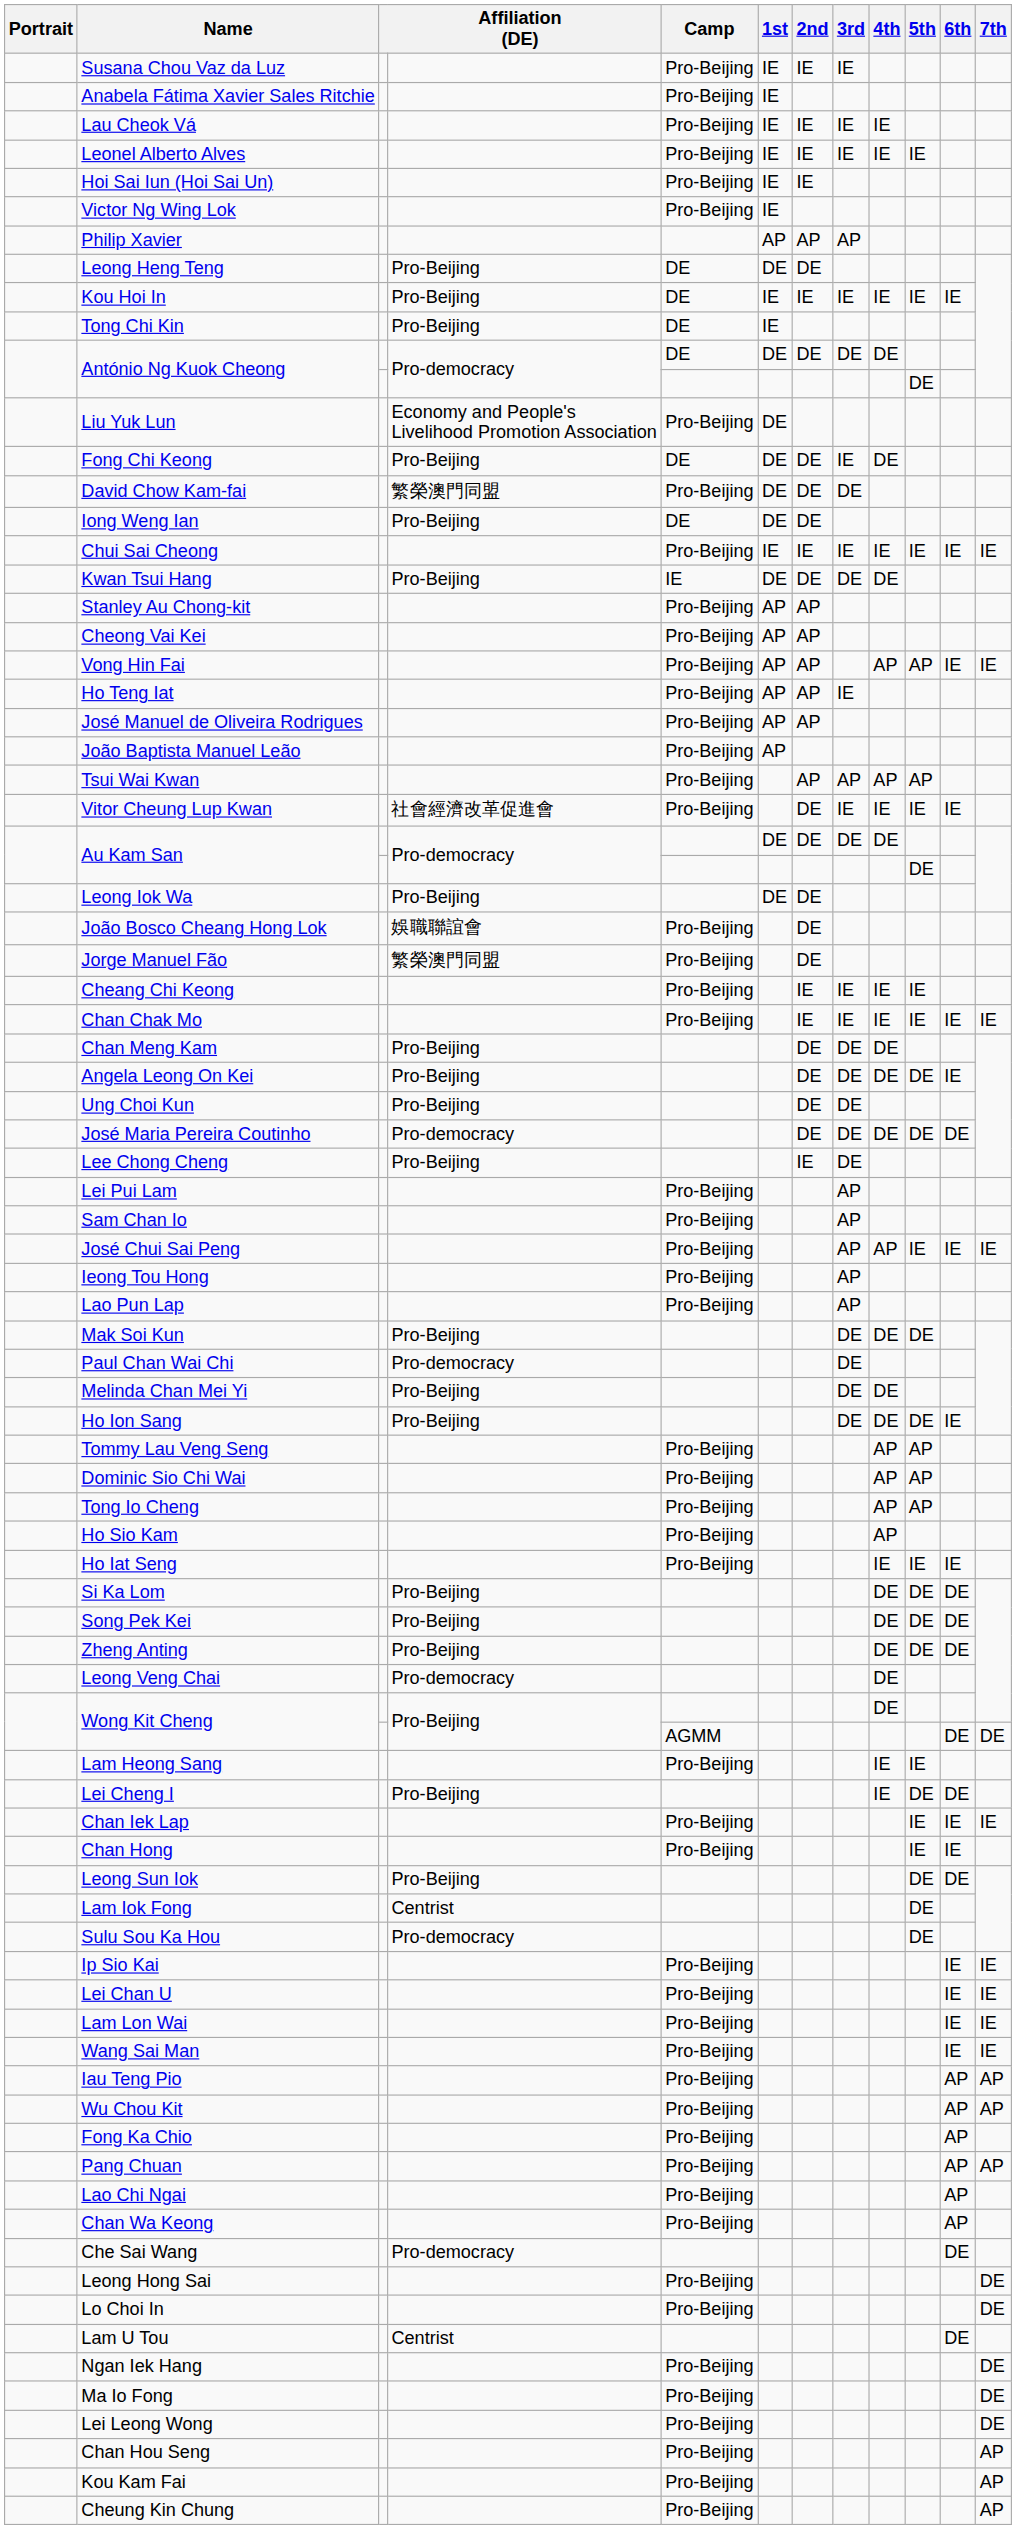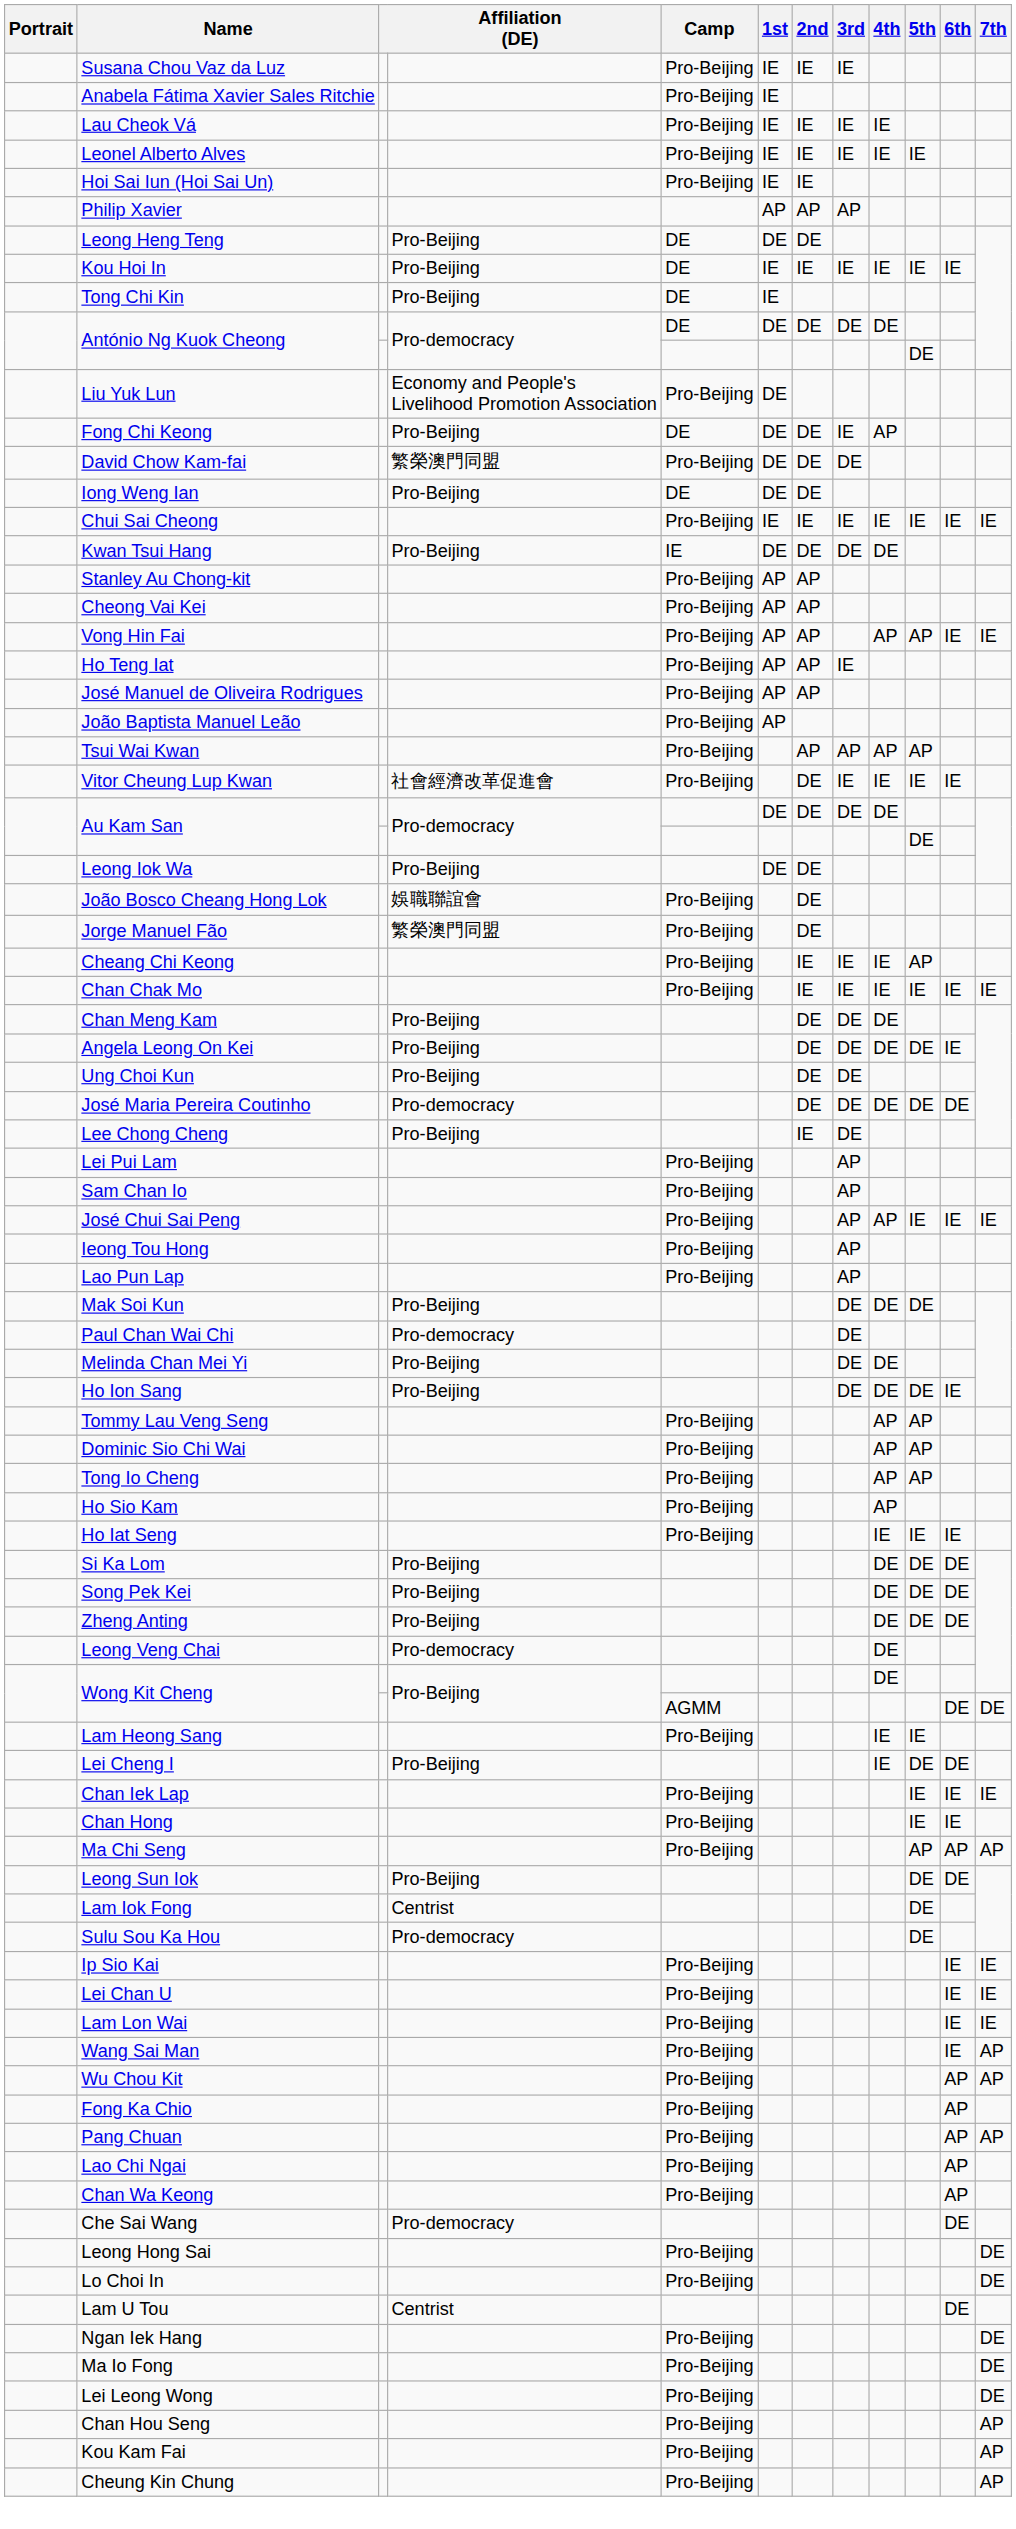- row: (159, 211)
(886, 460) DE -> (885, 432) AP
(917, 990) IE -> (921, 961) AP
+ row: (134, 1850)
(988, 2051) IE -> (992, 2051) AP
- row: (131, 2080)
